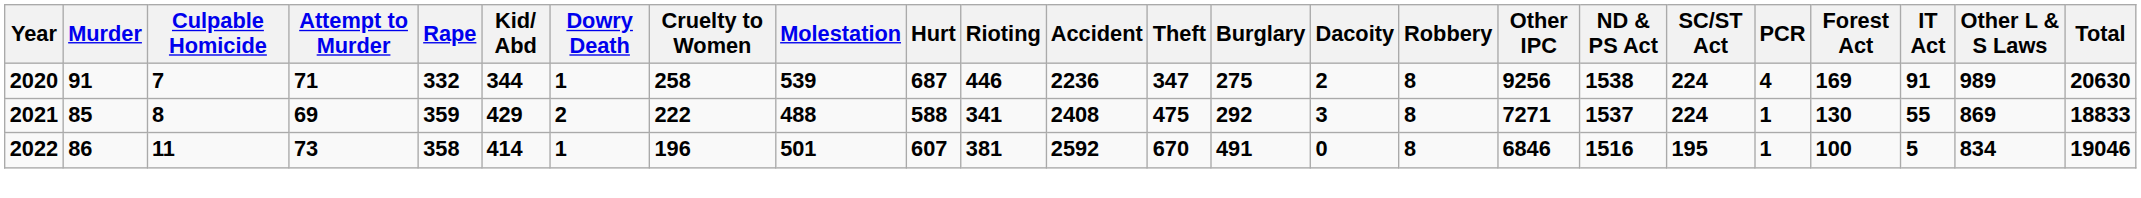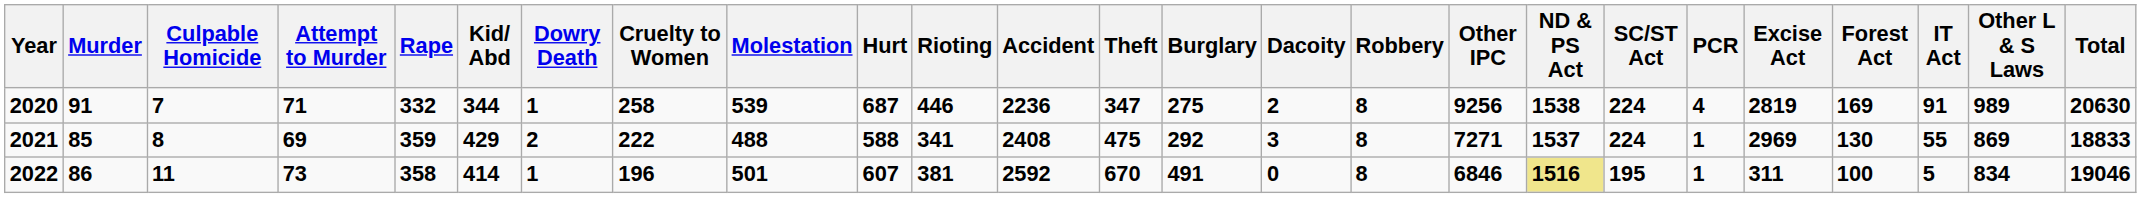+ column: (1788, 46)
(1609, 149) no background -> (1556, 174) khaki background
